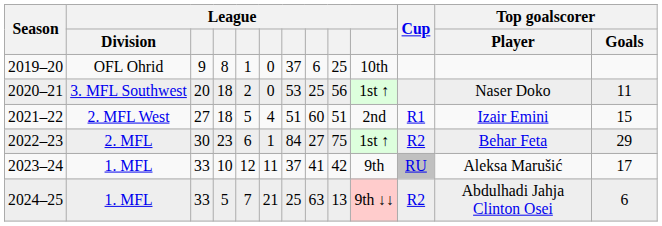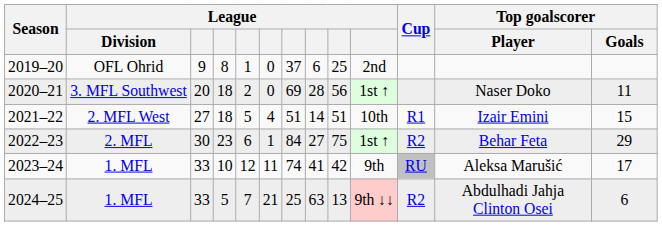(374, 66) 10th -> (374, 66) 2nd
(294, 91) 53 -> (294, 91) 69
(316, 91) 25 -> (316, 91) 28
(316, 116) 60 -> (316, 116) 14
(374, 116) 2nd -> (374, 116) 10th
(294, 166) 37 -> (294, 166) 74
